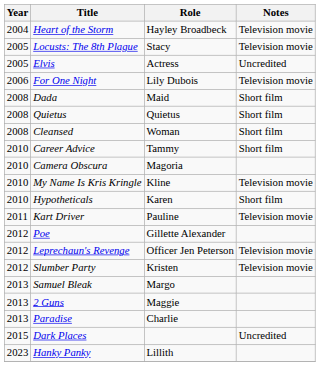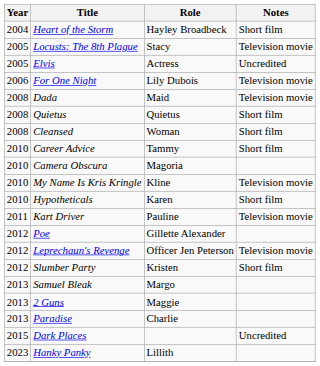(276, 30) Television movie -> (261, 30) Short film
(261, 98) Short film -> (276, 98) Television movie
(276, 268) Television movie -> (261, 268) Short film
